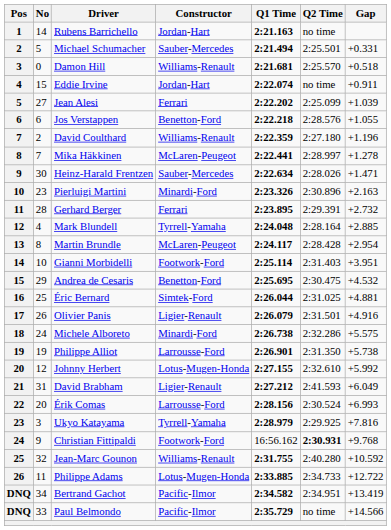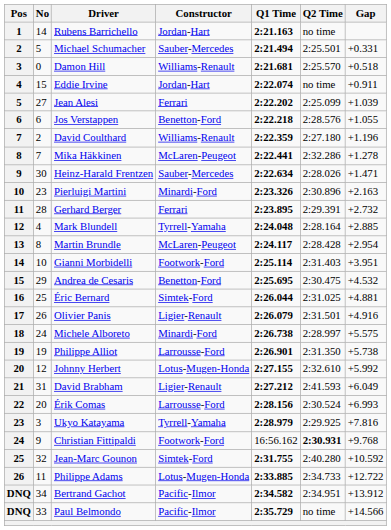(322, 155) 2:28.997 -> (322, 155) 2:32.286
(322, 333) 2:32.286 -> (322, 333) 2:28.997
(196, 458) Williams-Renault -> (185, 458) Simtek-Ford
(366, 494) +13.419 -> (366, 494) +13.912
